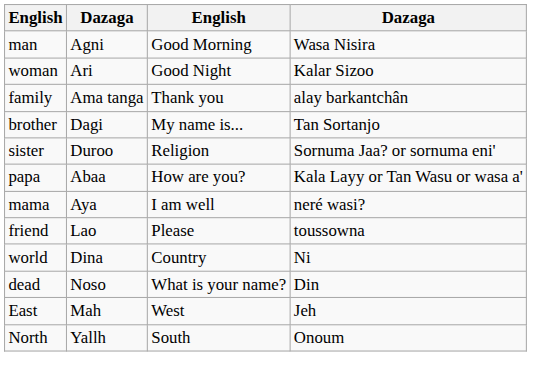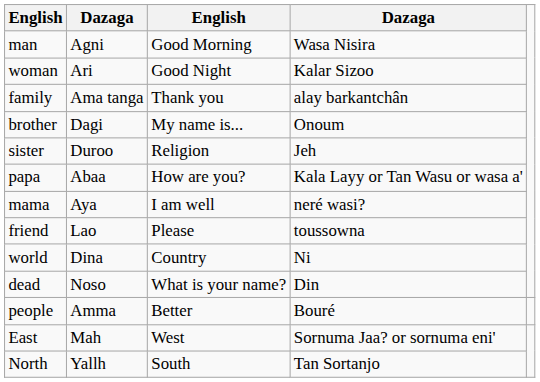(337, 124) Tan Sortanjo -> (319, 124) Onoum
(395, 151) Sornuma Jaa? or sornuma eni' -> (305, 151) Jeh
+ row: (31, 310)
(305, 310) Jeh -> (395, 337) Sornuma Jaa? or sornuma eni'
(319, 337) Onoum -> (337, 364) Tan Sortanjo
